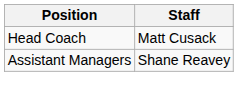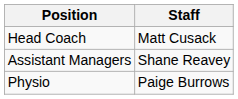+ row: (29, 82)
